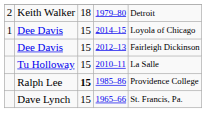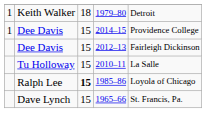(10, 13) 2 -> (10, 13) 1
(163, 30) Loyola of Chicago -> (164, 30) Providence College
(164, 82) Providence College -> (163, 82) Loyola of Chicago
